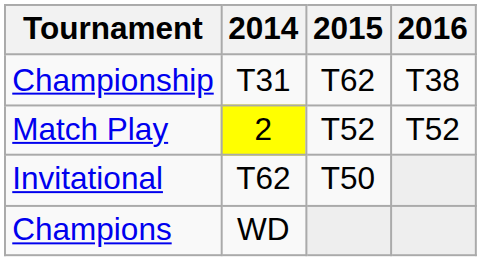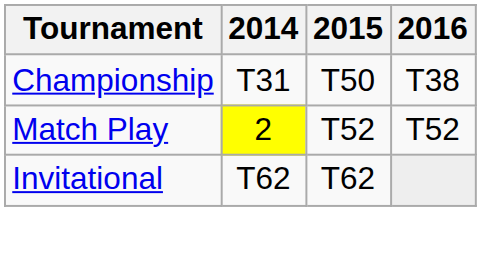(348, 79) T62 -> (348, 79) T50
(348, 179) T50 -> (348, 179) T62
- row: (92, 229)
